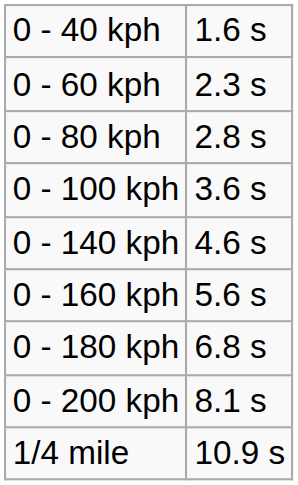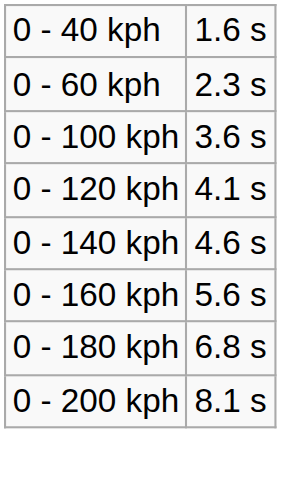- row: (87, 136)
+ row: (96, 189)
- row: (71, 453)
